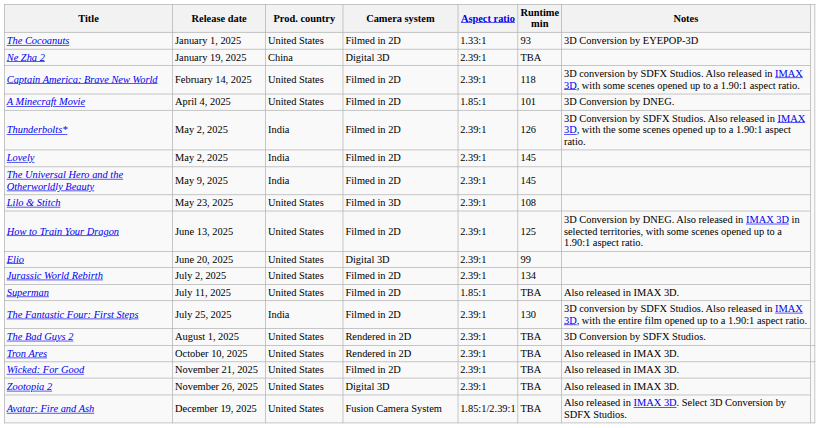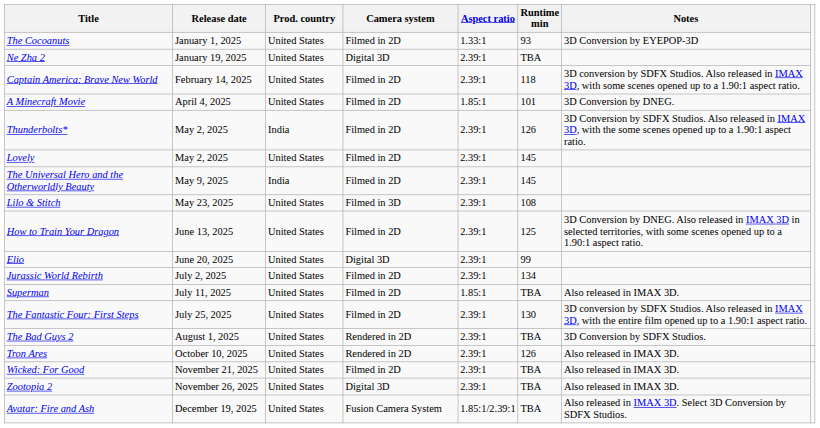(280, 57) China -> (296, 57) United States
(279, 158) India -> (296, 158) United States
(279, 314) India -> (296, 314) United States
(531, 353) TBA -> (528, 353) 126
